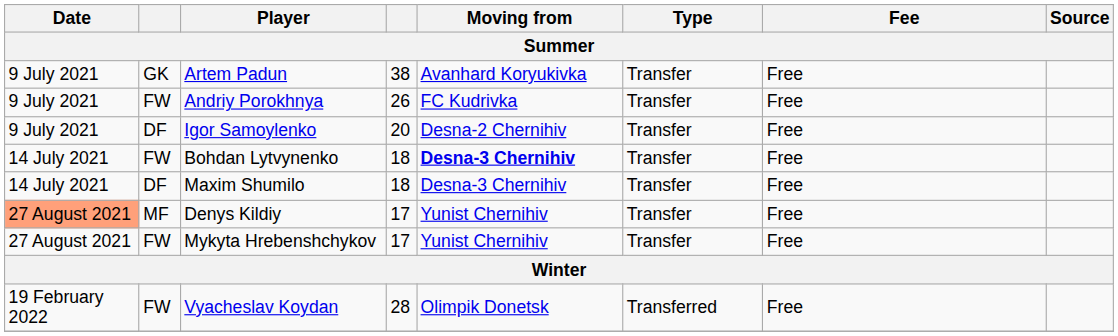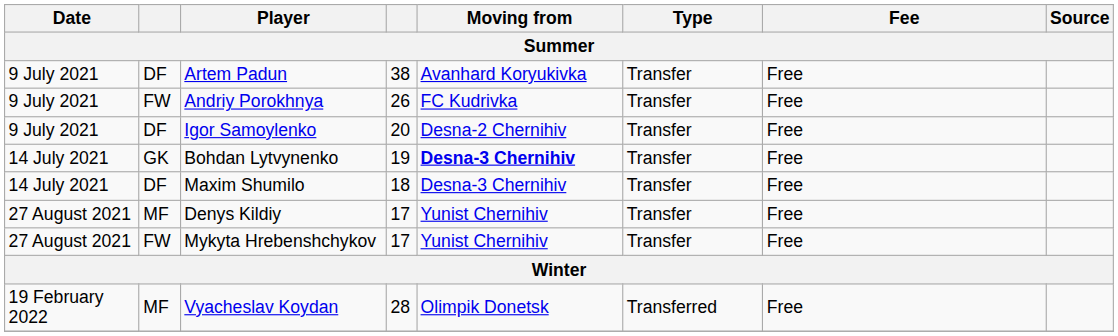(156, 74) GK -> (155, 74) DF
(157, 158) FW -> (156, 158) GK
(400, 158) 18 -> (400, 158) 19
(70, 213) lightsalmon background -> (70, 213) no background
(157, 307) FW -> (156, 307) MF
